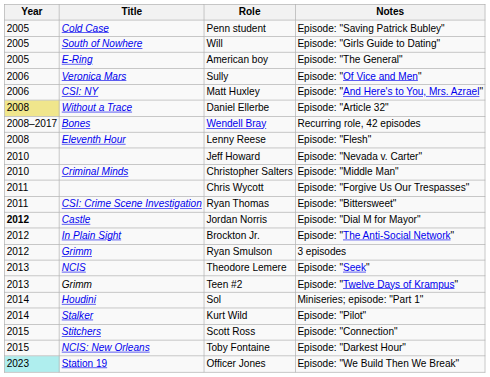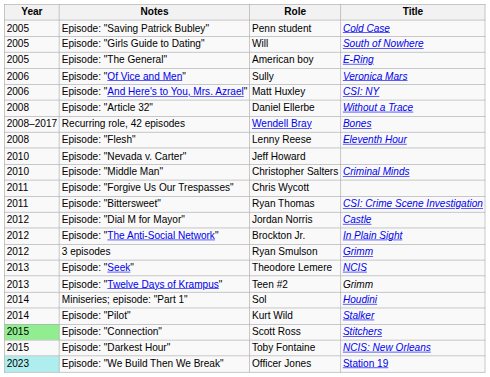columns swapped: (132, 12) <-> (390, 12)
(18, 108) khaki background -> (18, 108) no background
(18, 220) bold -> (18, 220) normal
(18, 332) no background -> (18, 332) lightgreen background
